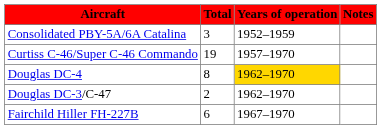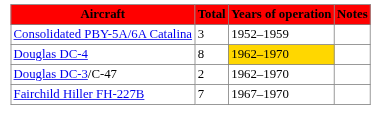- row: (103, 54)
(207, 114) 6 -> (201, 94) 7
